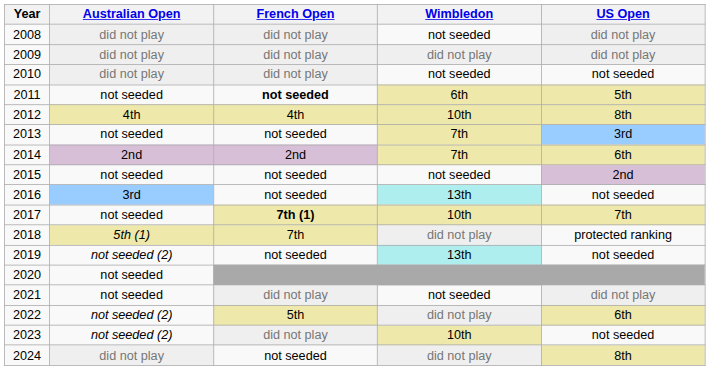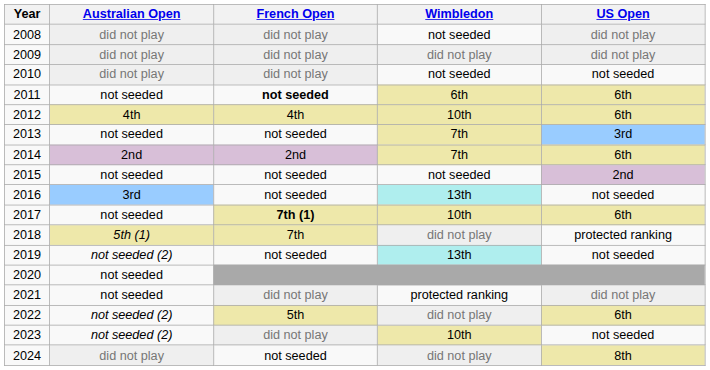(623, 94) 5th -> (623, 94) 6th
(623, 114) 8th -> (623, 114) 6th
(623, 214) 7th -> (623, 214) 6th
(459, 295) not seeded -> (459, 295) protected ranking
